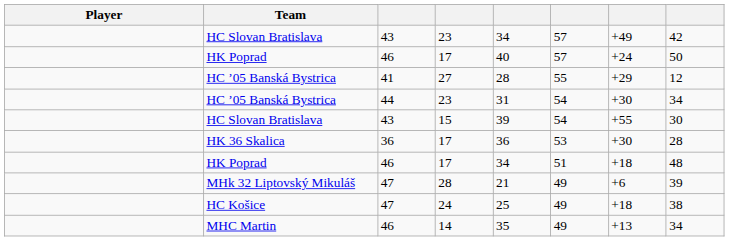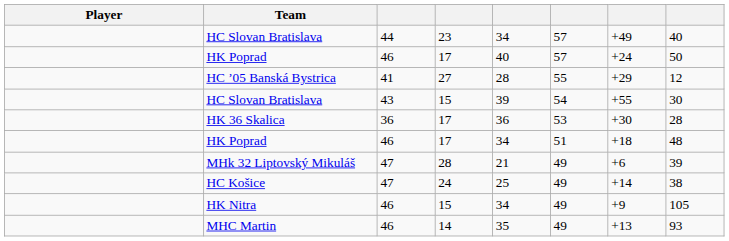(387, 36) 43 -> (387, 36) 44
(676, 36) 42 -> (676, 36) 40
- row: (271, 99)
(622, 204) +18 -> (622, 183) +14
+ row: (231, 204)
(676, 225) 34 -> (676, 225) 93
